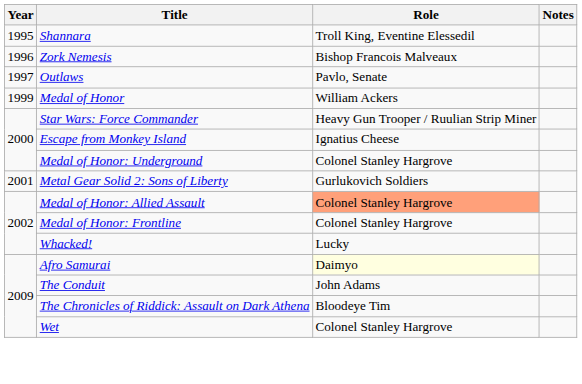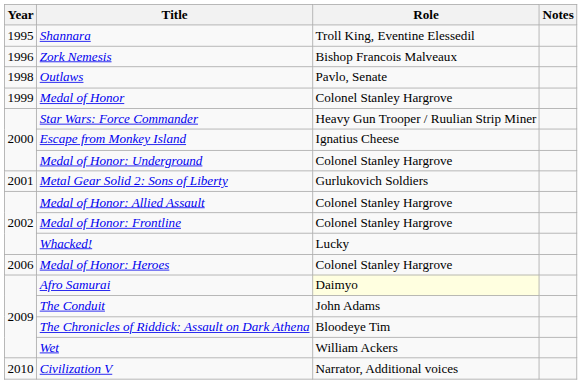(21, 77) 1997 -> (21, 77) 1998
(357, 98) William Ackers -> (384, 98) Colonel Stanley Hargrove
(384, 202) lightsalmon background -> (384, 202) no background
+ row: (105, 264)
(384, 327) Colonel Stanley Hargrove -> (357, 347) William Ackers
+ row: (76, 368)
